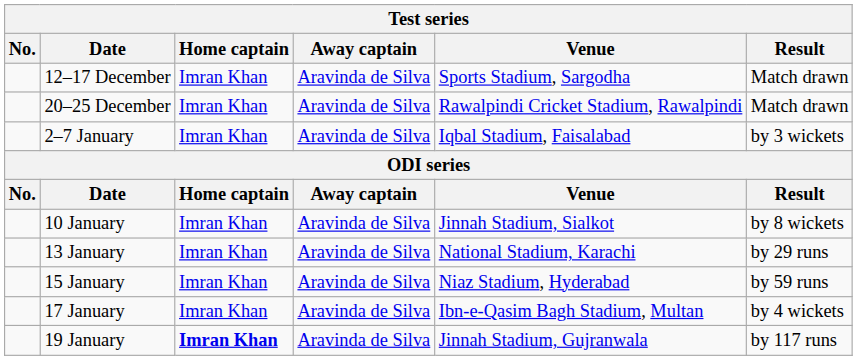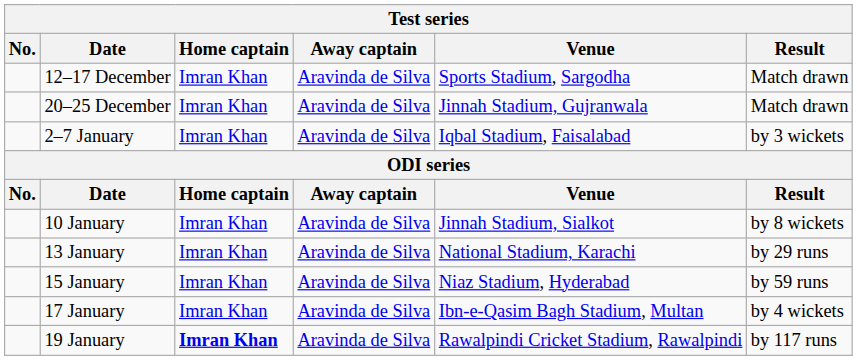(591, 106) Rawalpindi Cricket Stadium, Rawalpindi -> (543, 106) Jinnah Stadium, Gujranwala
(543, 340) Jinnah Stadium, Gujranwala -> (591, 340) Rawalpindi Cricket Stadium, Rawalpindi
